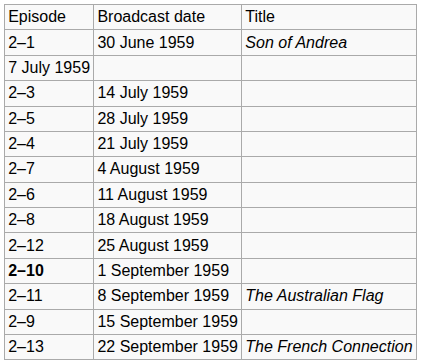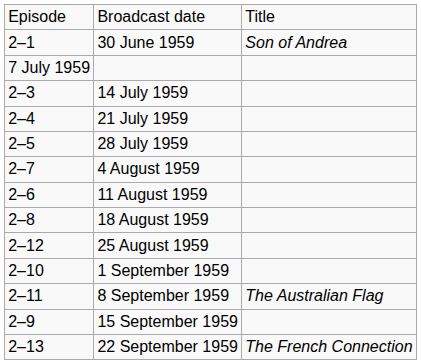rows swapped: (143, 144) <-> (143, 118)
(26, 270) bold -> (26, 270) normal
